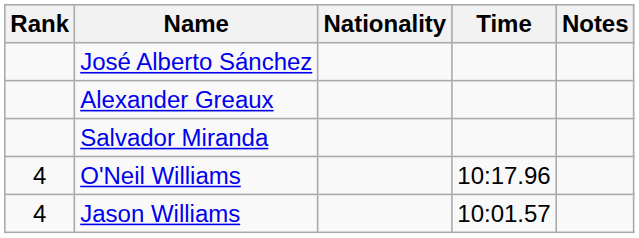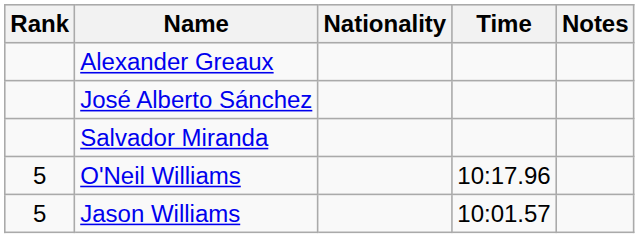rows swapped: (177, 100) <-> (196, 62)
(40, 176) 4 -> (40, 176) 5
(40, 214) 4 -> (40, 214) 5
